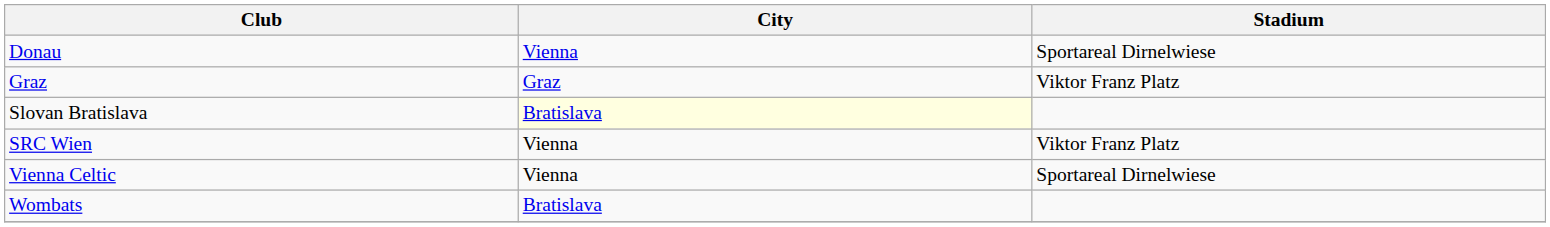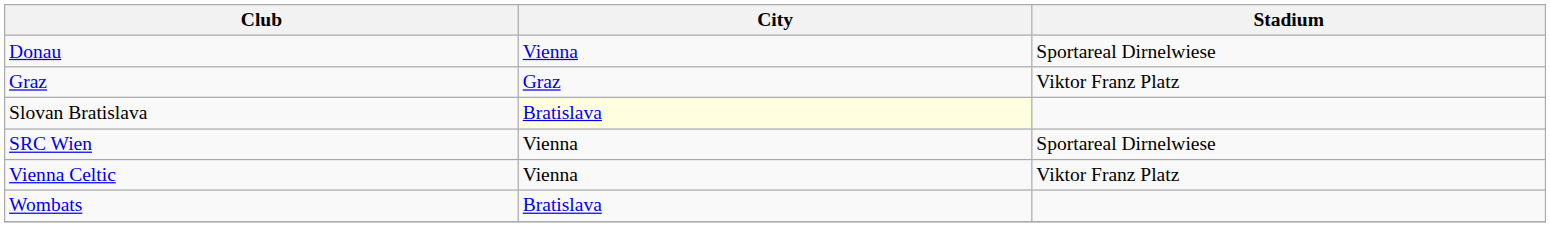(1108, 143) Viktor Franz Platz -> (1126, 143) Sportareal Dirnelwiese
(1126, 174) Sportareal Dirnelwiese -> (1108, 174) Viktor Franz Platz
